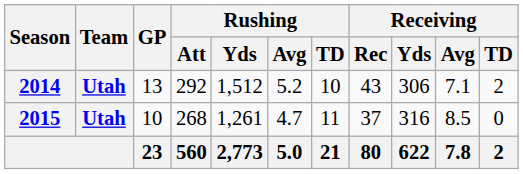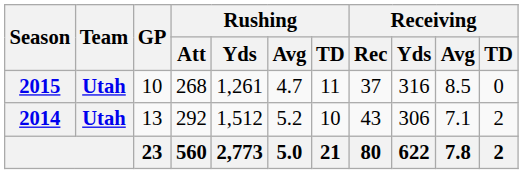rows swapped: (40, 86) <-> (40, 119)
